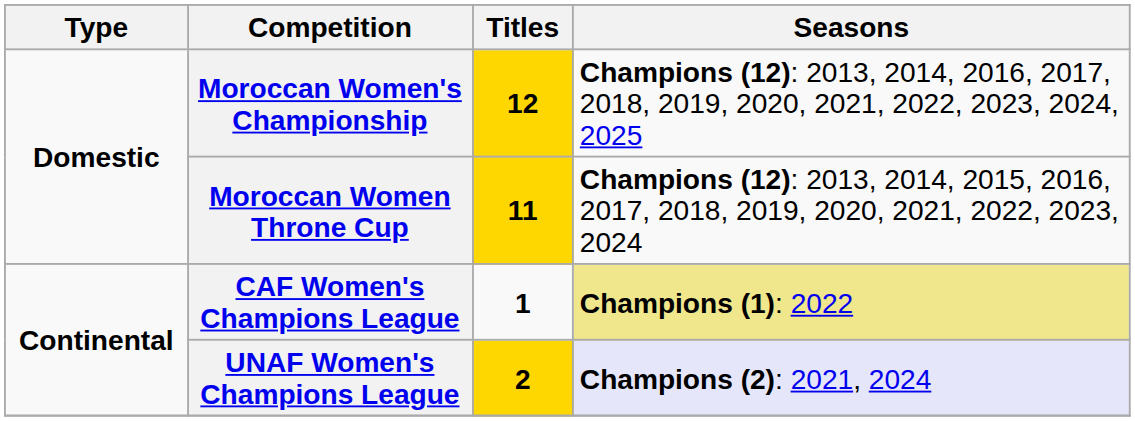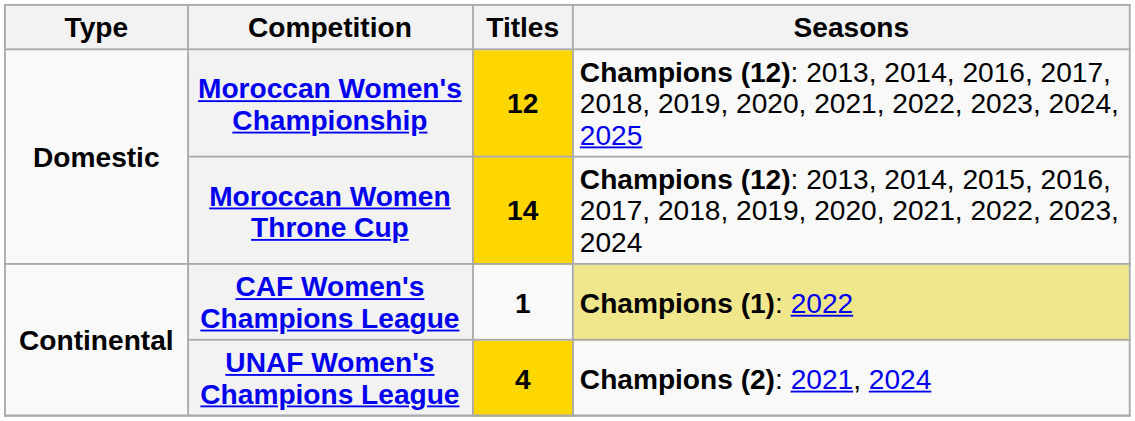(523, 211) 11 -> (523, 211) 14
(523, 378) 2 -> (523, 378) 4
(756, 378) lavender background -> (756, 378) no background
